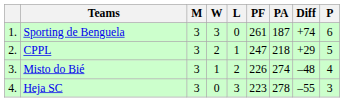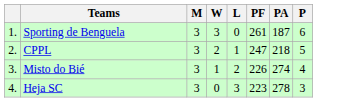- column: (306, 13)
